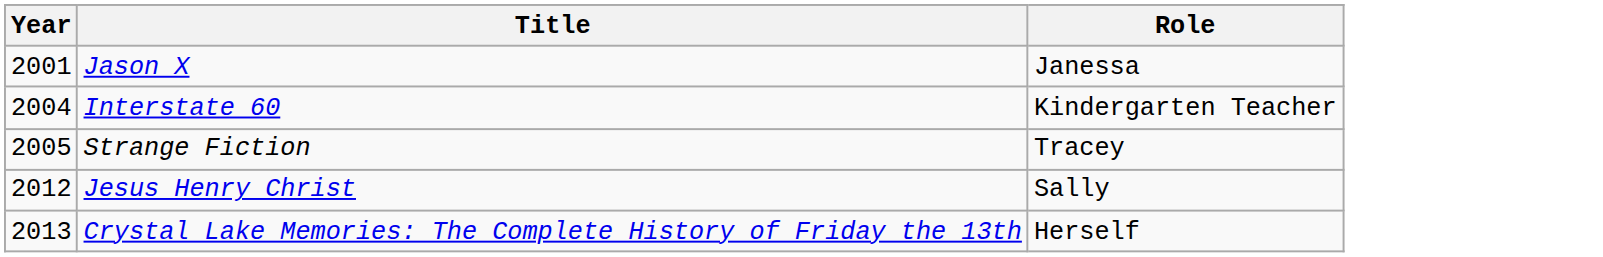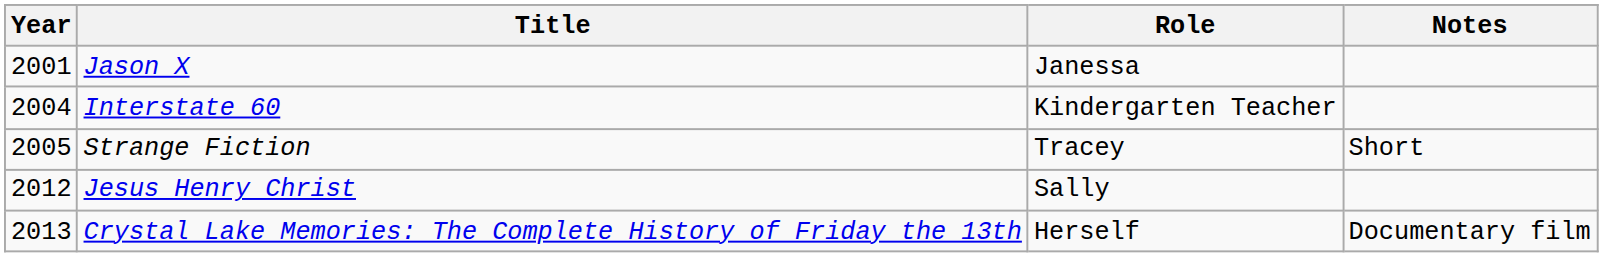+ column: (1470, 26)
